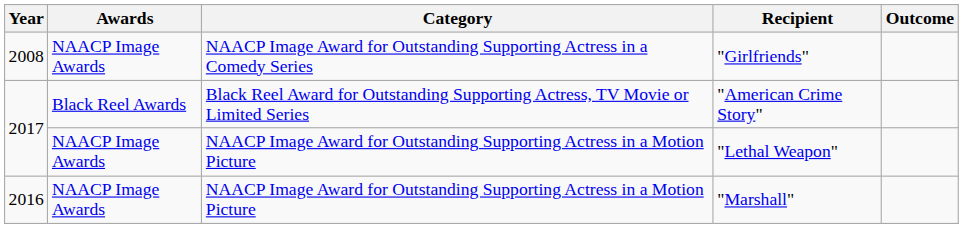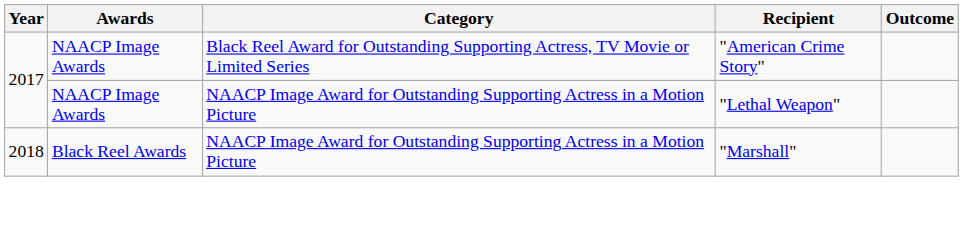- row: (763, 56)
(119, 103) Black Reel Awards -> (106, 56) NAACP Image Awards
(26, 199) 2016 -> (26, 151) 2018
(106, 199) NAACP Image Awards -> (119, 151) Black Reel Awards
